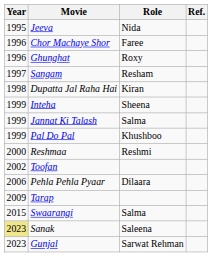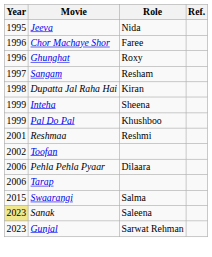- row: (64, 120)
(16, 151) 2000 -> (16, 136) 2001
(16, 197) 2009 -> (16, 182) 2006
